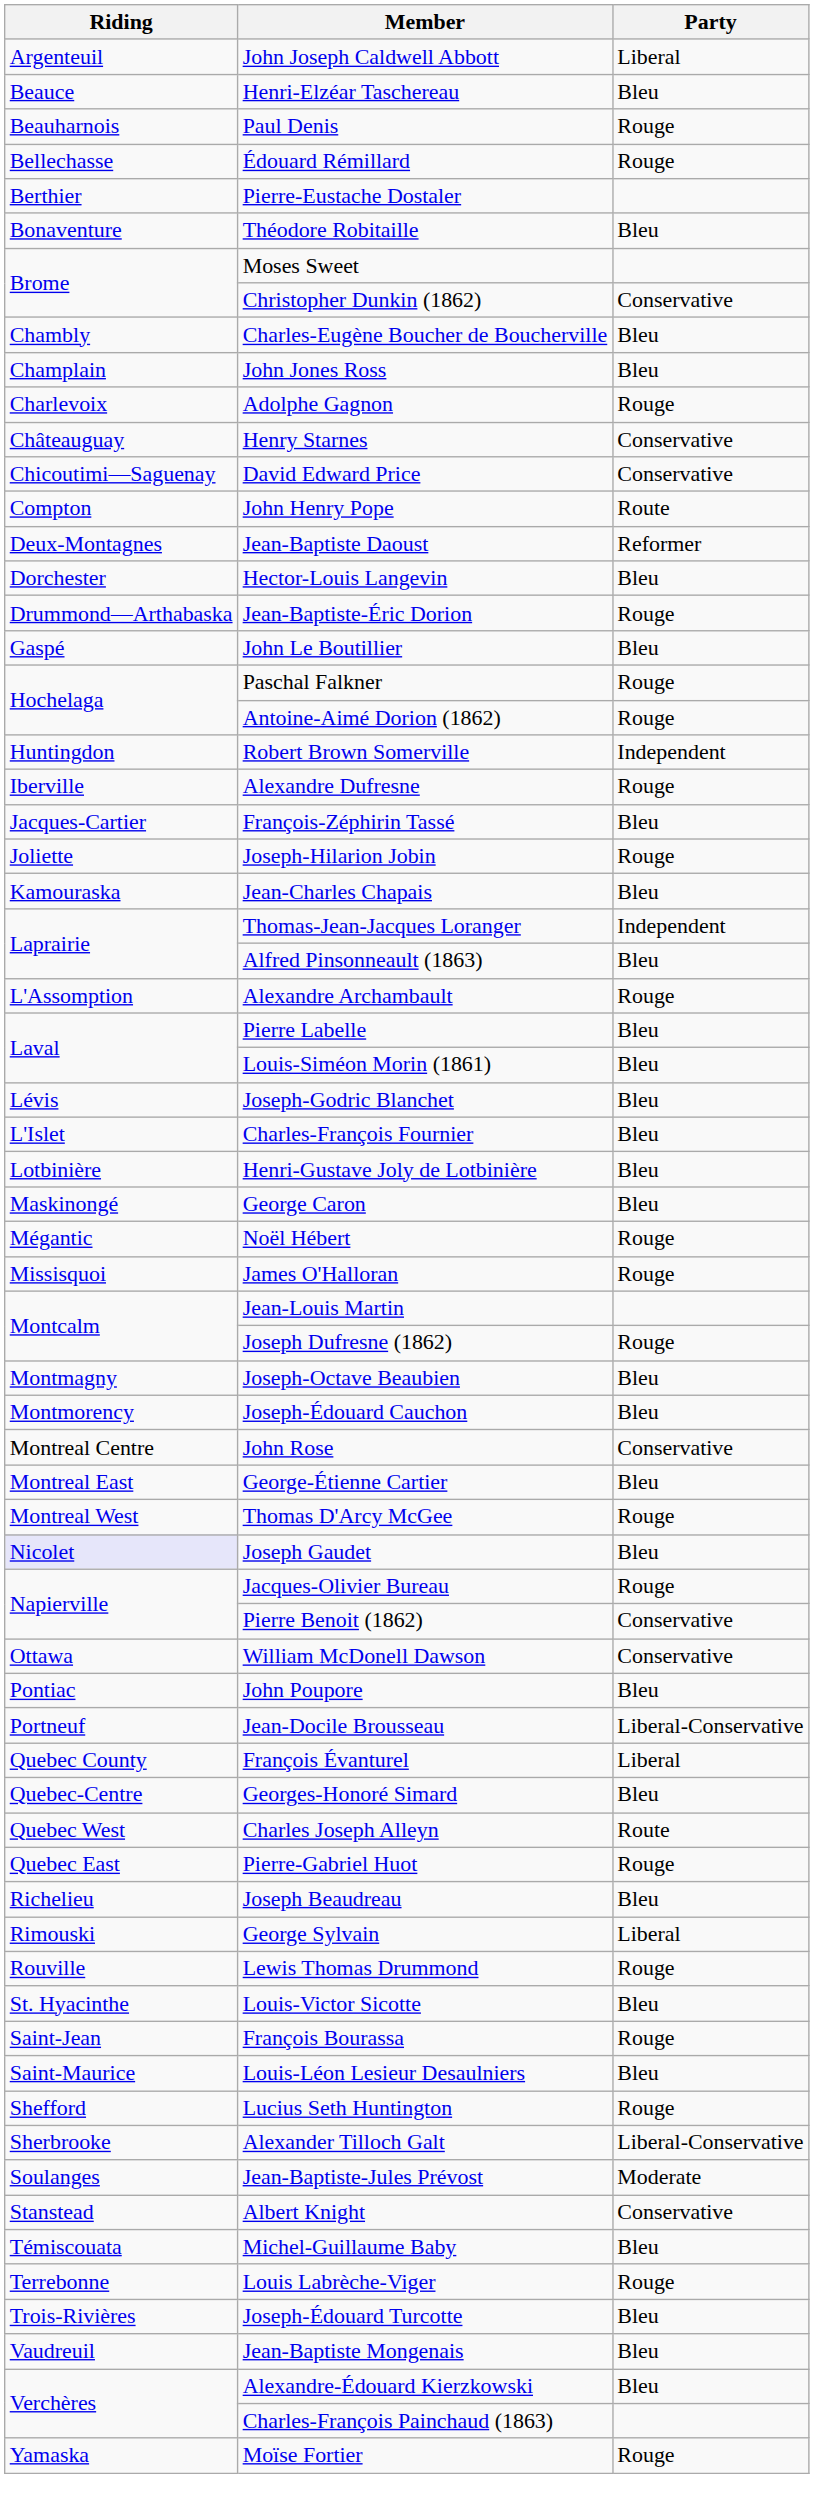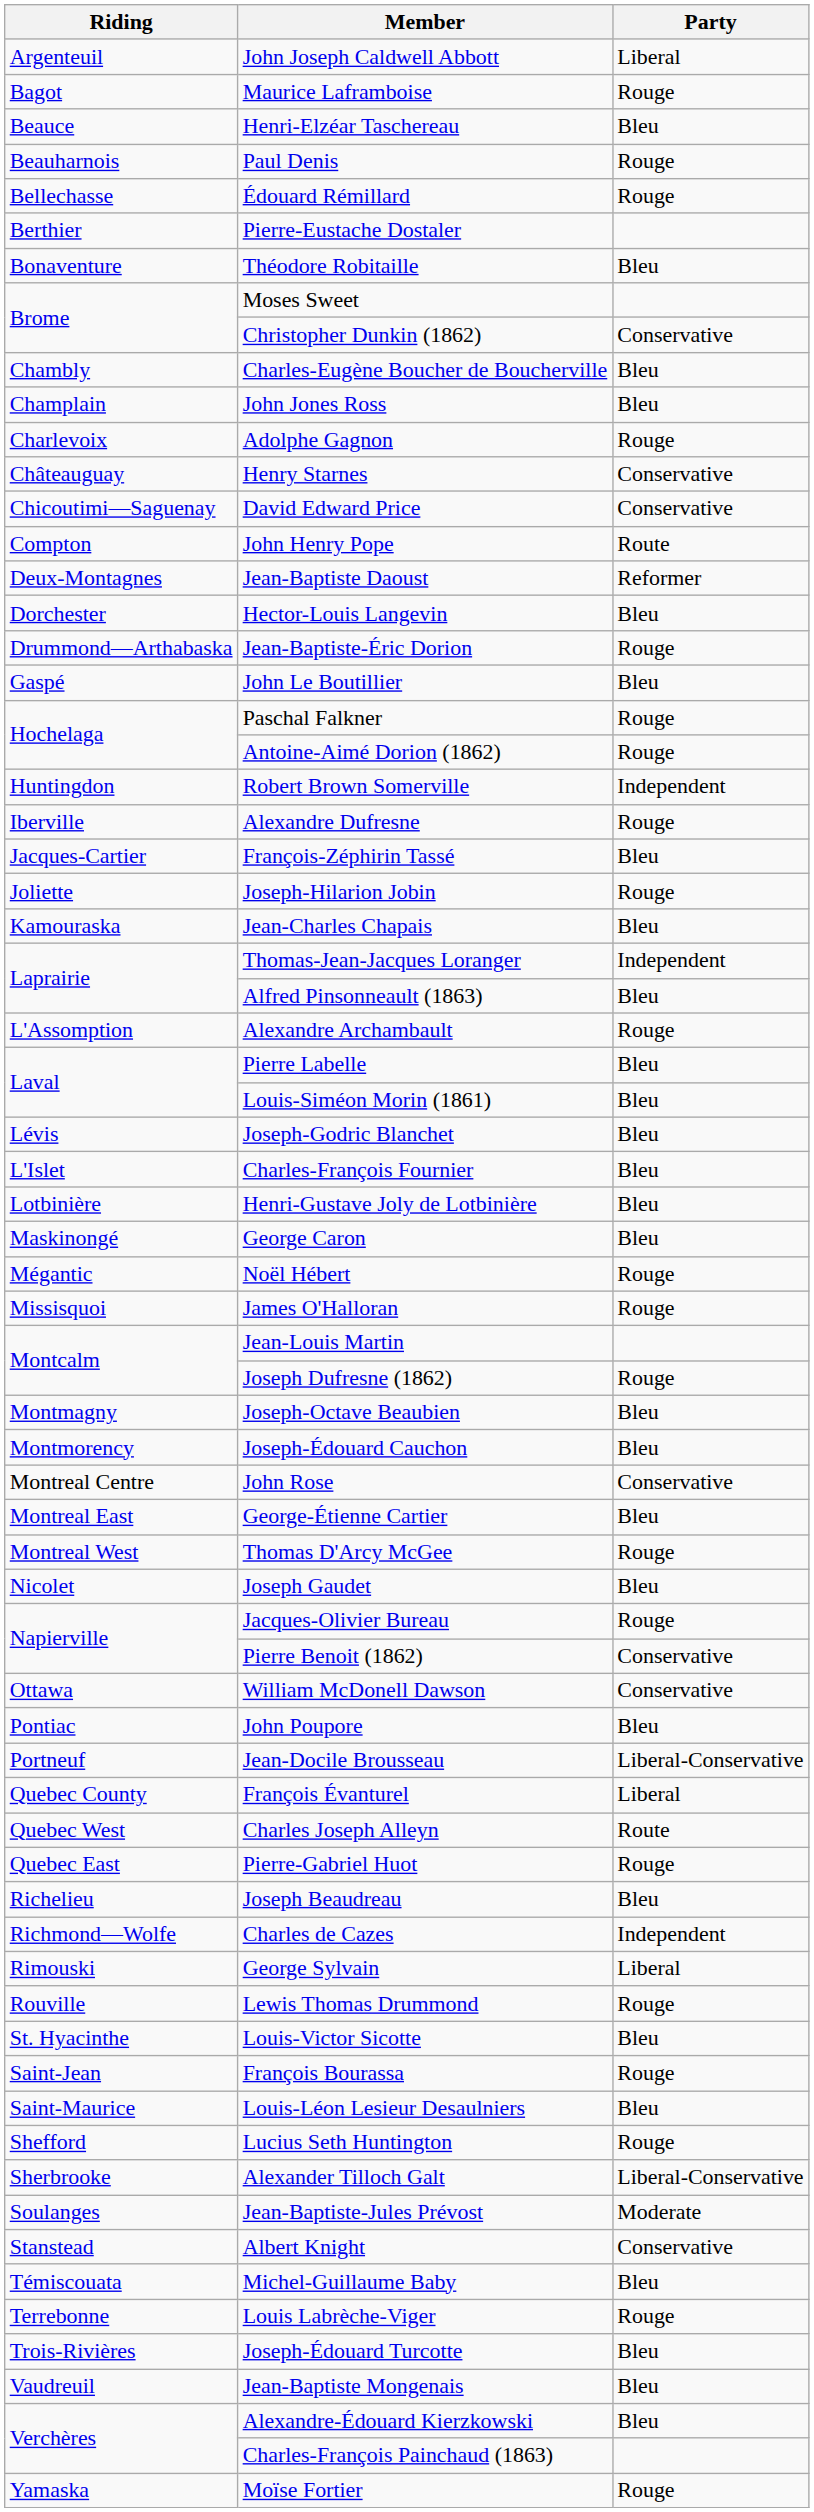+ row: (337, 91)
(42, 1551) lavender background -> (42, 1586) no background
- row: (350, 1794)
+ row: (318, 1933)
